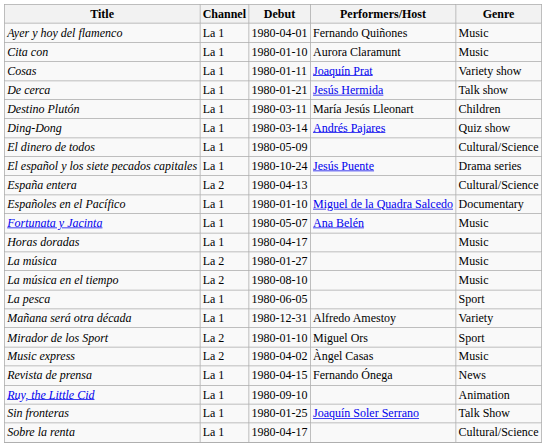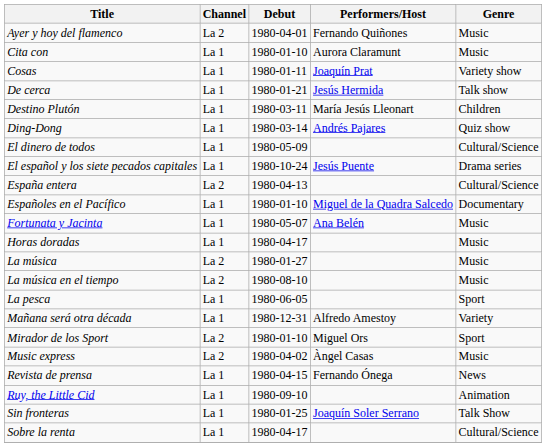(213, 33) La 1 -> (213, 33) La 2
